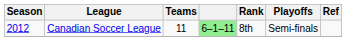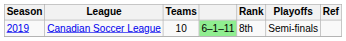(18, 28) 2012 -> (18, 28) 2019
(181, 28) 11 -> (181, 28) 10
